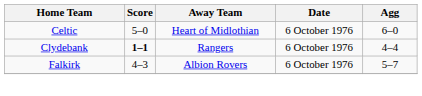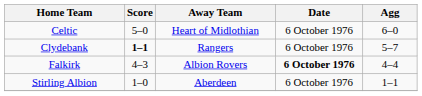(390, 47) 4–4 -> (390, 47) 5–7
(319, 64) normal -> (319, 64) bold
(390, 64) 5–7 -> (390, 64) 4–4
+ row: (64, 82)
